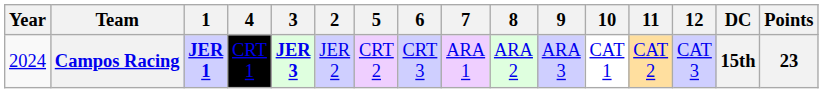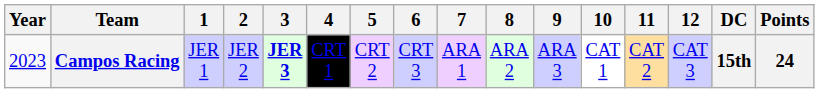columns swapped: (335, 19) <-> (249, 19)
(28, 60) 2024 -> (28, 60) 2023
(206, 60) bold -> (204, 60) normal
(789, 60) 23 -> (785, 60) 24
